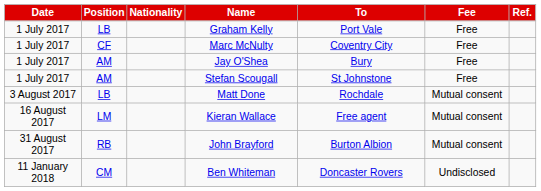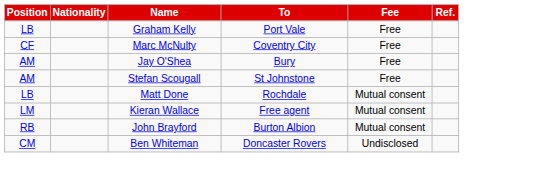- column: (43, 13)
